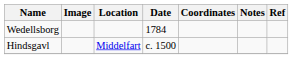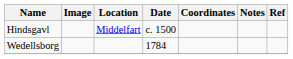rows swapped: (28, 45) <-> (33, 29)
